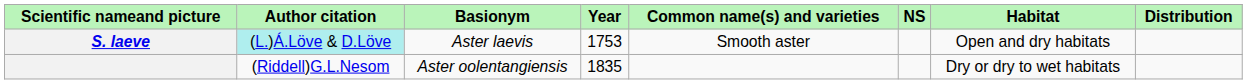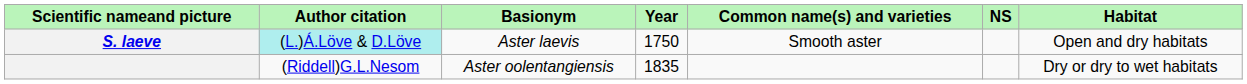- column: (1189, 16)
(605, 41) 1753 -> (661, 41) 1750
